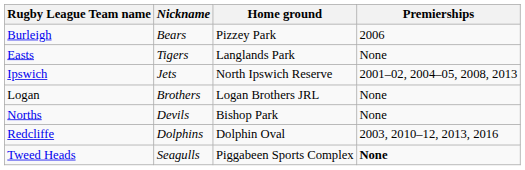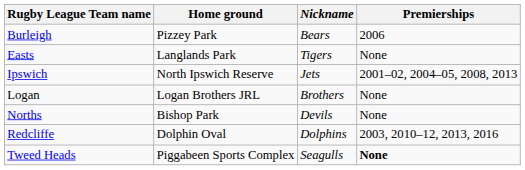columns swapped: (183, 14) <-> (285, 14)
